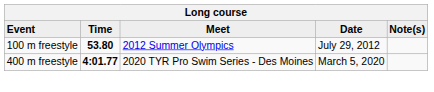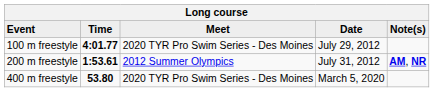(100, 45) 53.80 -> (100, 45) 4:01.77
(178, 45) 2012 Summer Olympics -> (218, 45) 2020 TYR Pro Swim Series - Des Moines
+ row: (42, 62)
(100, 62) 4:01.77 -> (100, 78) 53.80
